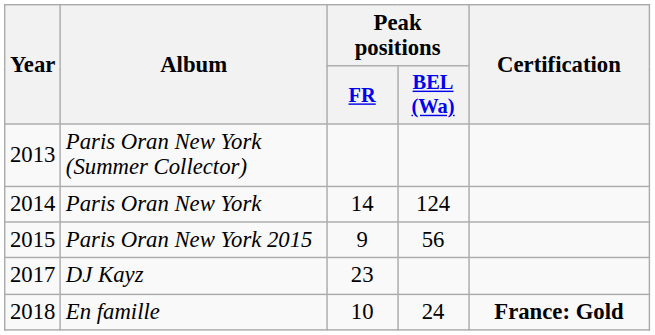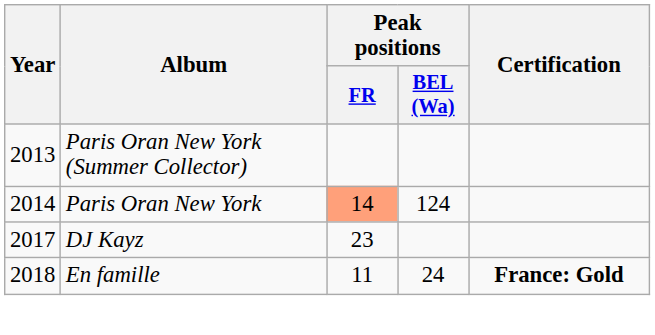(362, 203) no background -> (362, 203) lightsalmon background
- row: (189, 239)
(362, 311) 10 -> (362, 275) 11
